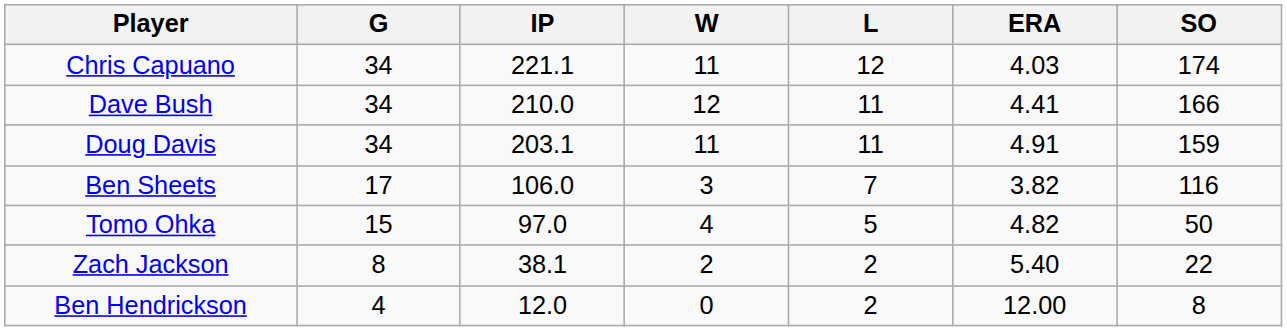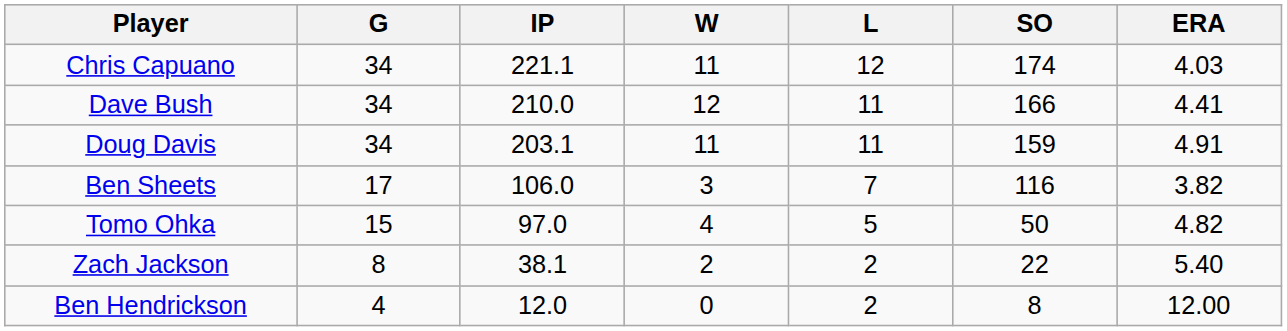columns swapped: (1035, 24) <-> (1199, 24)
